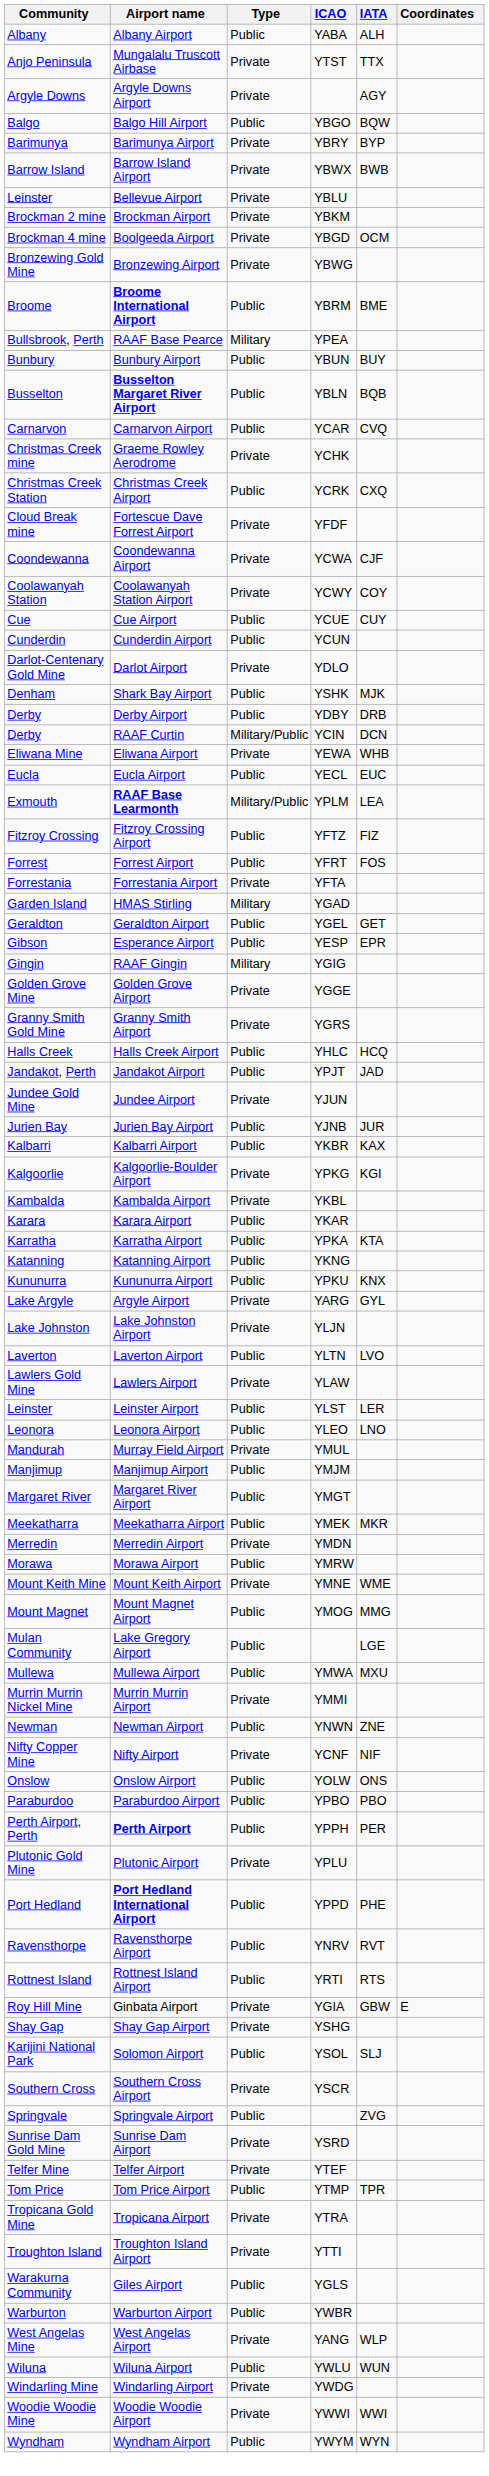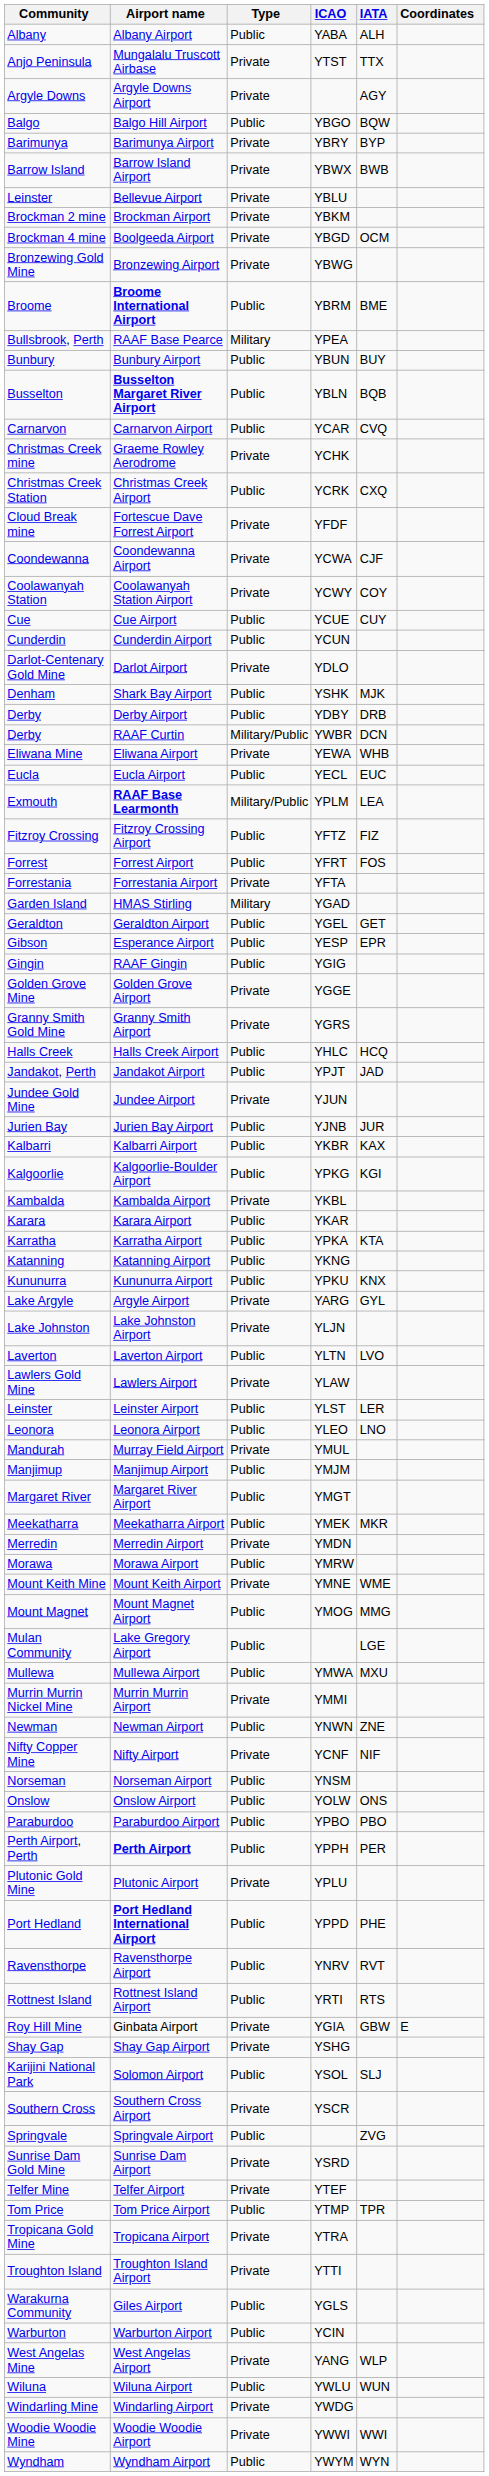(329, 734) YCIN -> (333, 734) YWBR
(250, 963) Military -> (248, 963) Public
(250, 1173) Private -> (248, 1173) Public
+ row: (162, 1781)
(333, 2313) YWBR -> (329, 2333) YCIN
